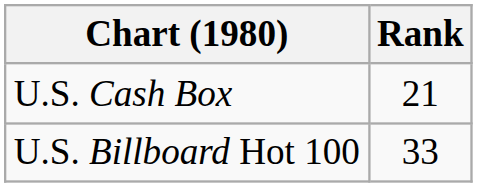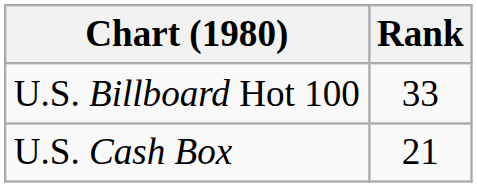rows swapped: (187, 151) <-> (123, 92)
